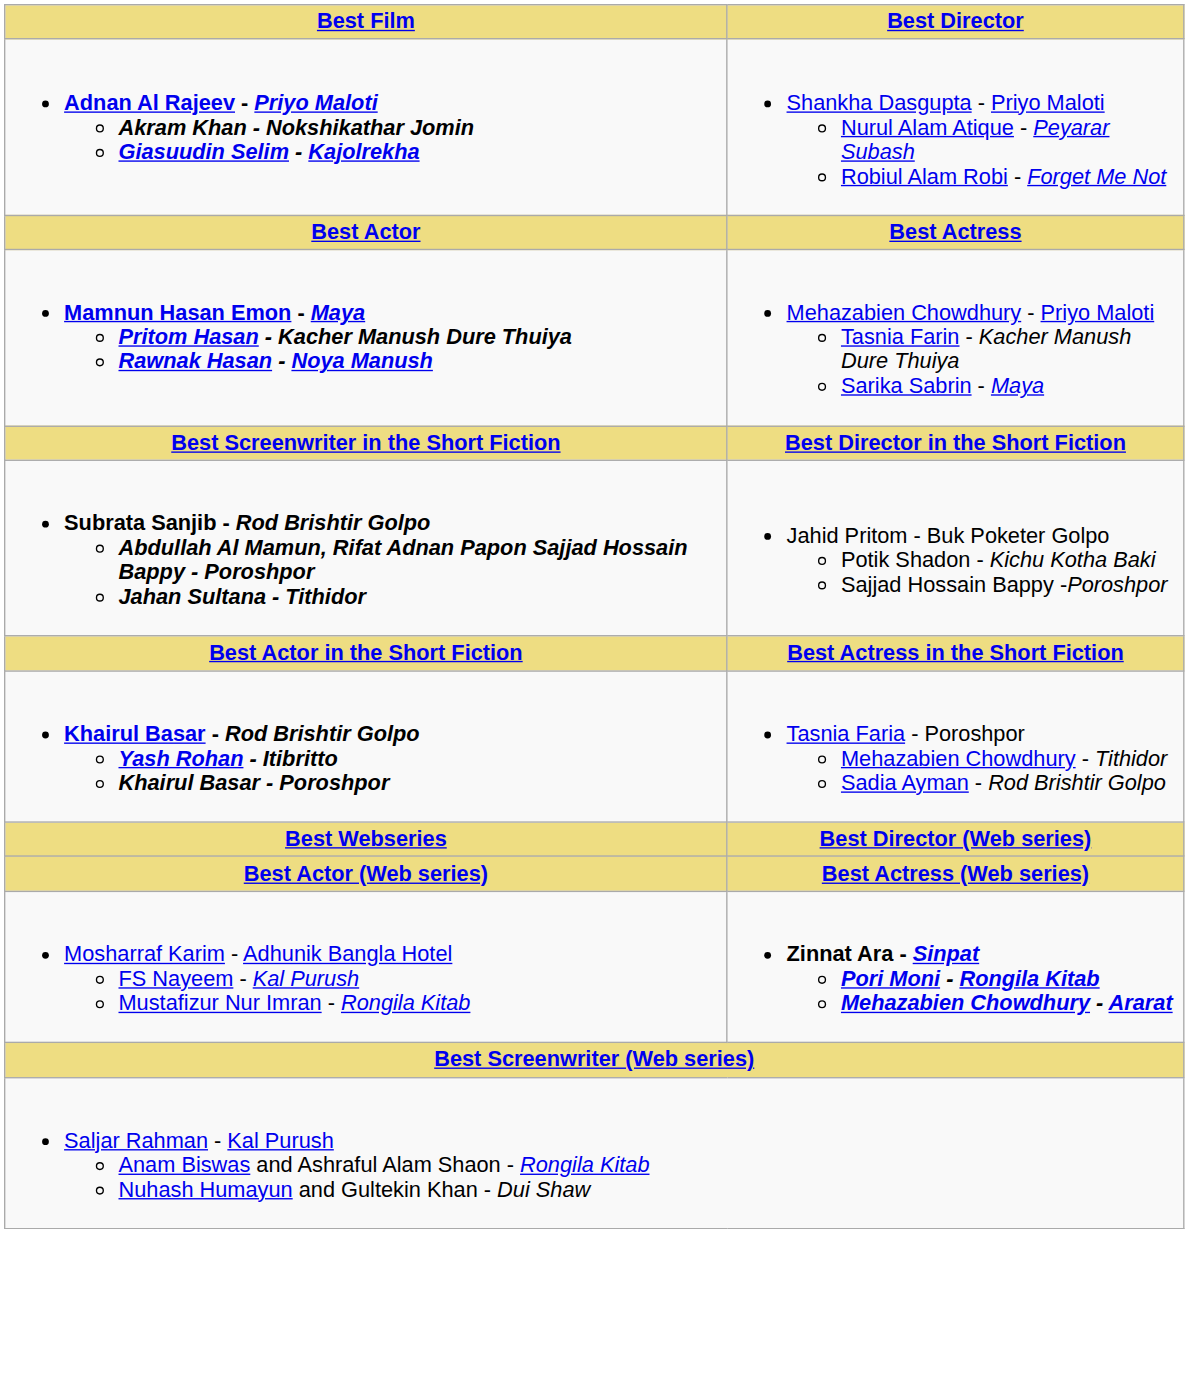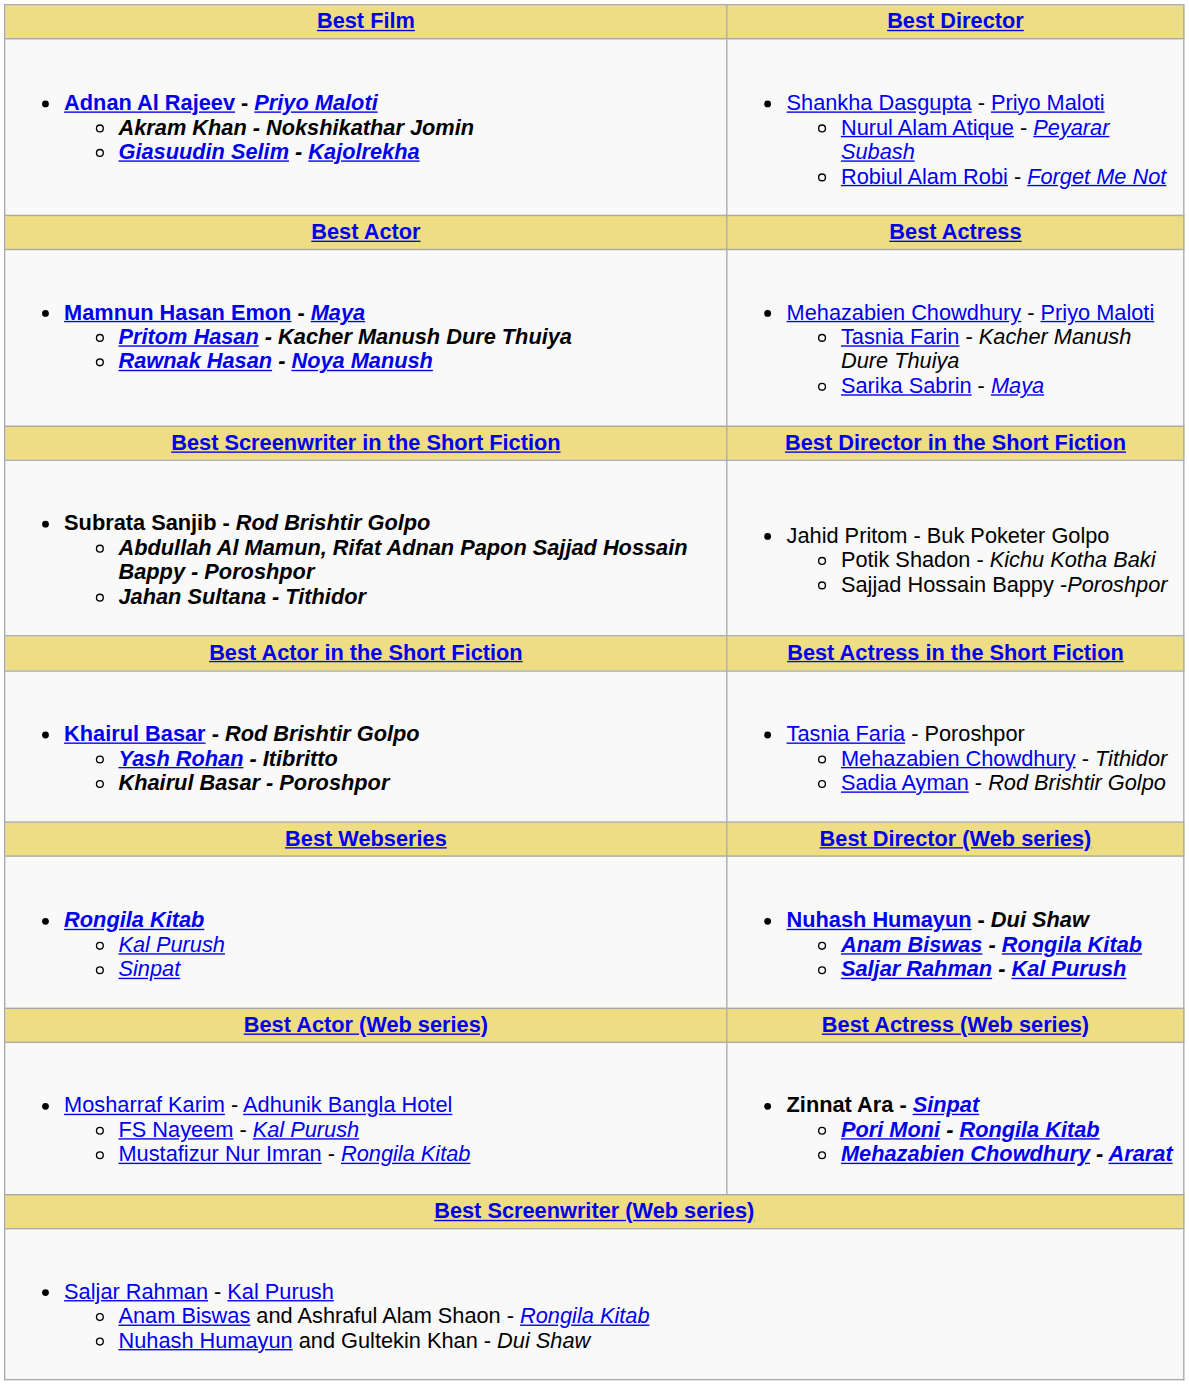+ row: (366, 945)
